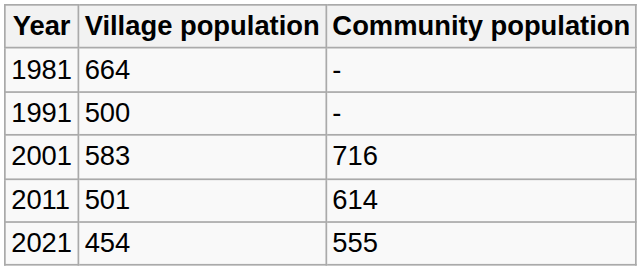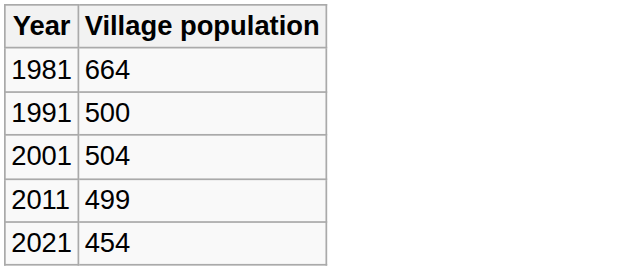- column: (481, 26)
(107, 156) 583 -> (107, 156) 504
(107, 199) 501 -> (107, 199) 499
